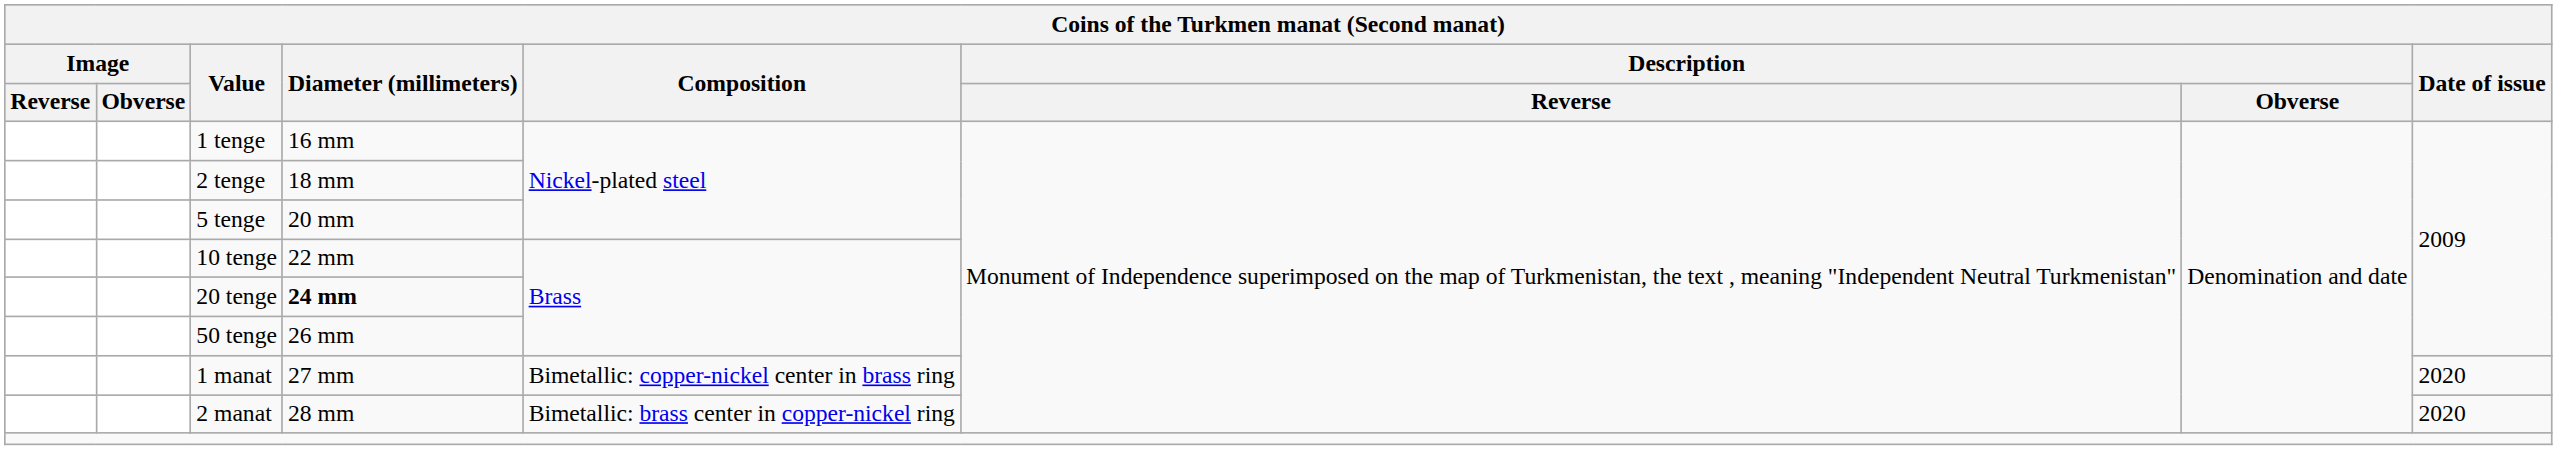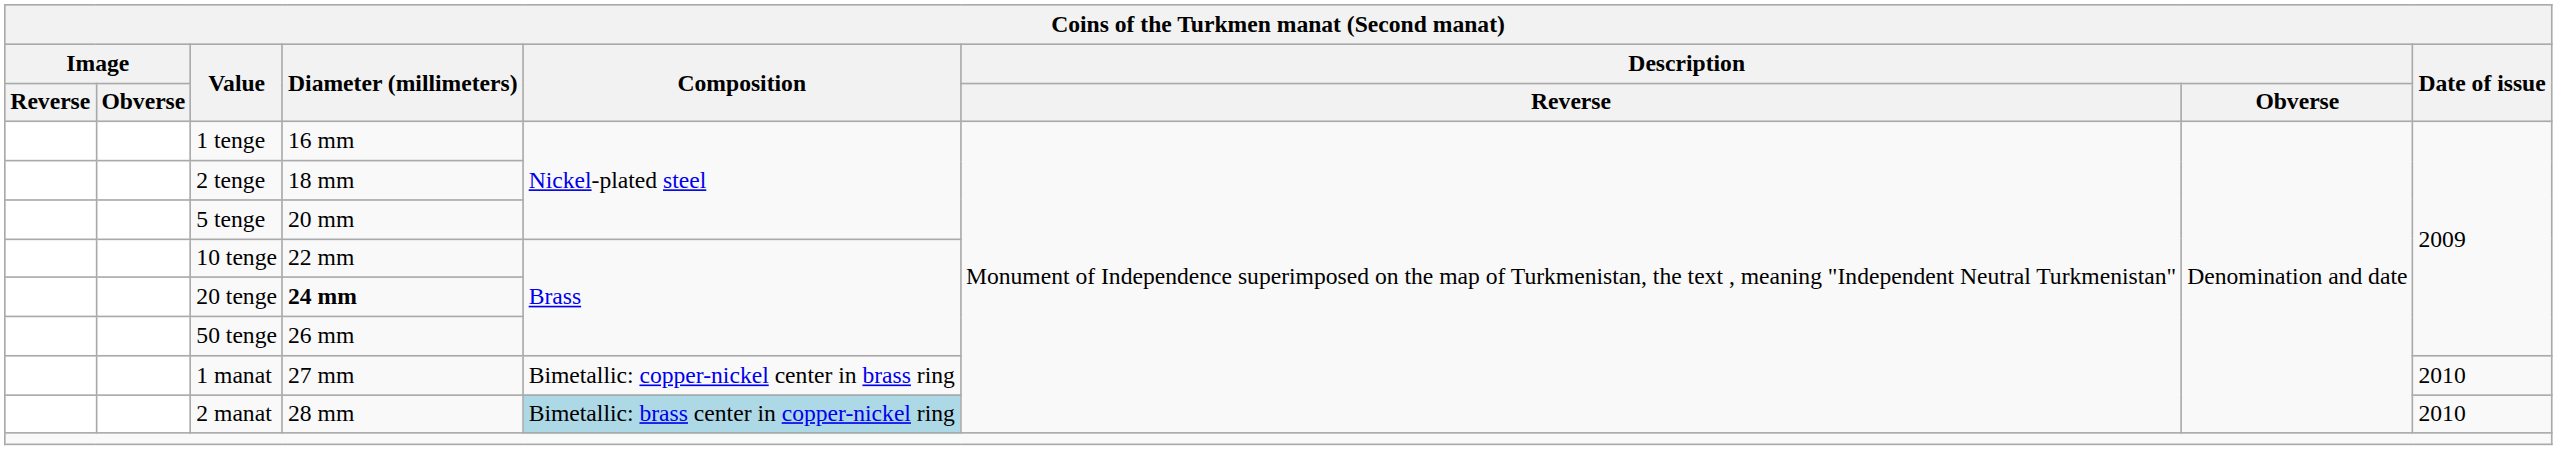(2442, 374) 2020 -> (2442, 374) 2010
(742, 413) no background -> (742, 413) lightblue background
(2442, 413) 2020 -> (2442, 413) 2010
